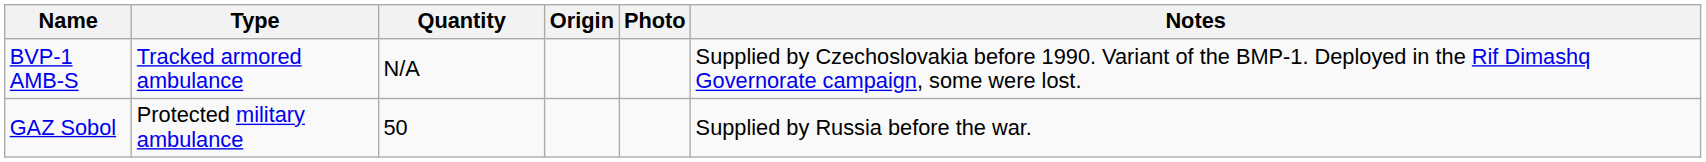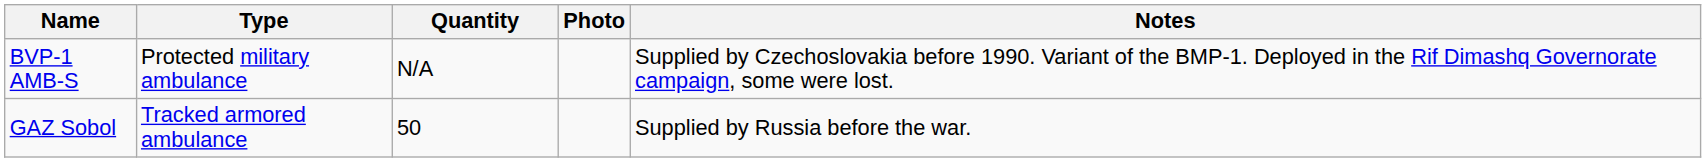- column: (582, 21)
(219, 68) Tracked armored ambulance -> (225, 68) Protected military ambulance
(221, 127) Protected military ambulance -> (223, 127) Tracked armored ambulance
